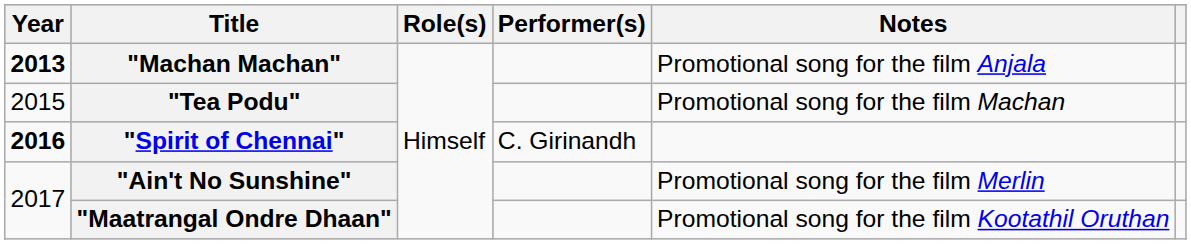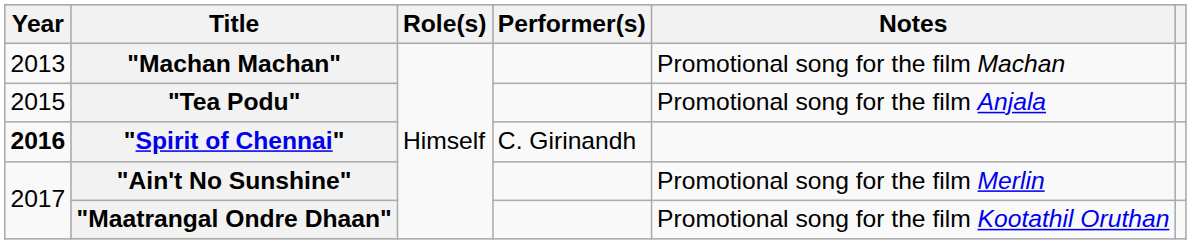(38, 63) bold -> (38, 63) normal
(852, 63) Promotional song for the film Anjala -> (861, 63) Promotional song for the film Machan
(861, 102) Promotional song for the film Machan -> (852, 102) Promotional song for the film Anjala
